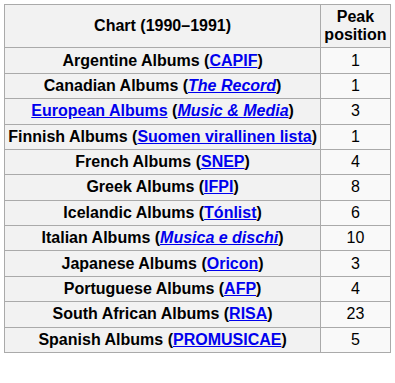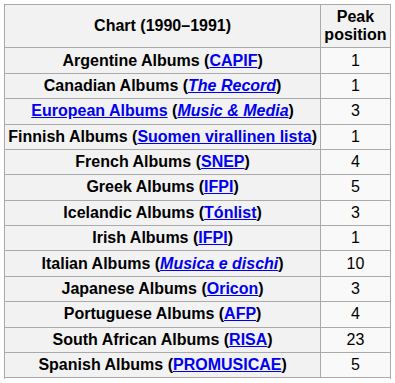(355, 187) 8 -> (355, 187) 5
(355, 212) 6 -> (355, 212) 3
+ row: (163, 238)
